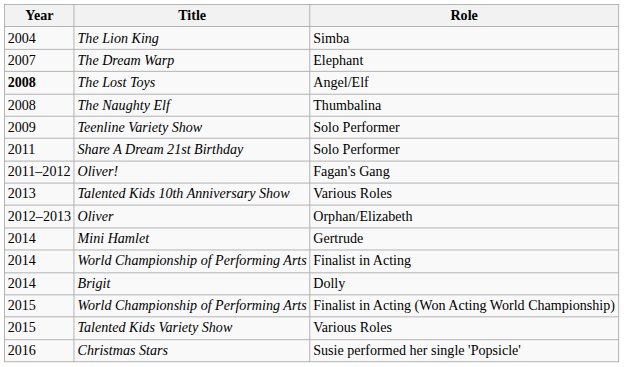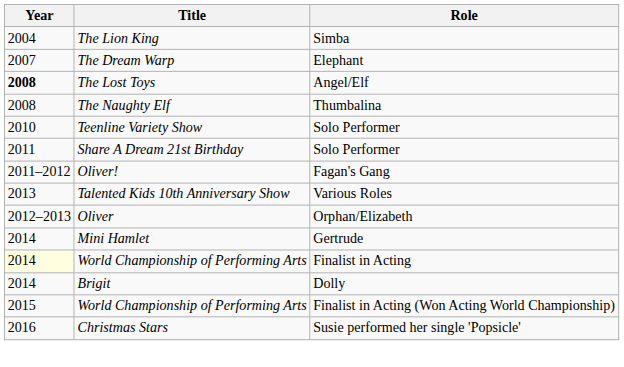(22, 127) 2009 -> (22, 127) 2010
(22, 261) no background -> (22, 261) lightyellow background
- row: (155, 328)
